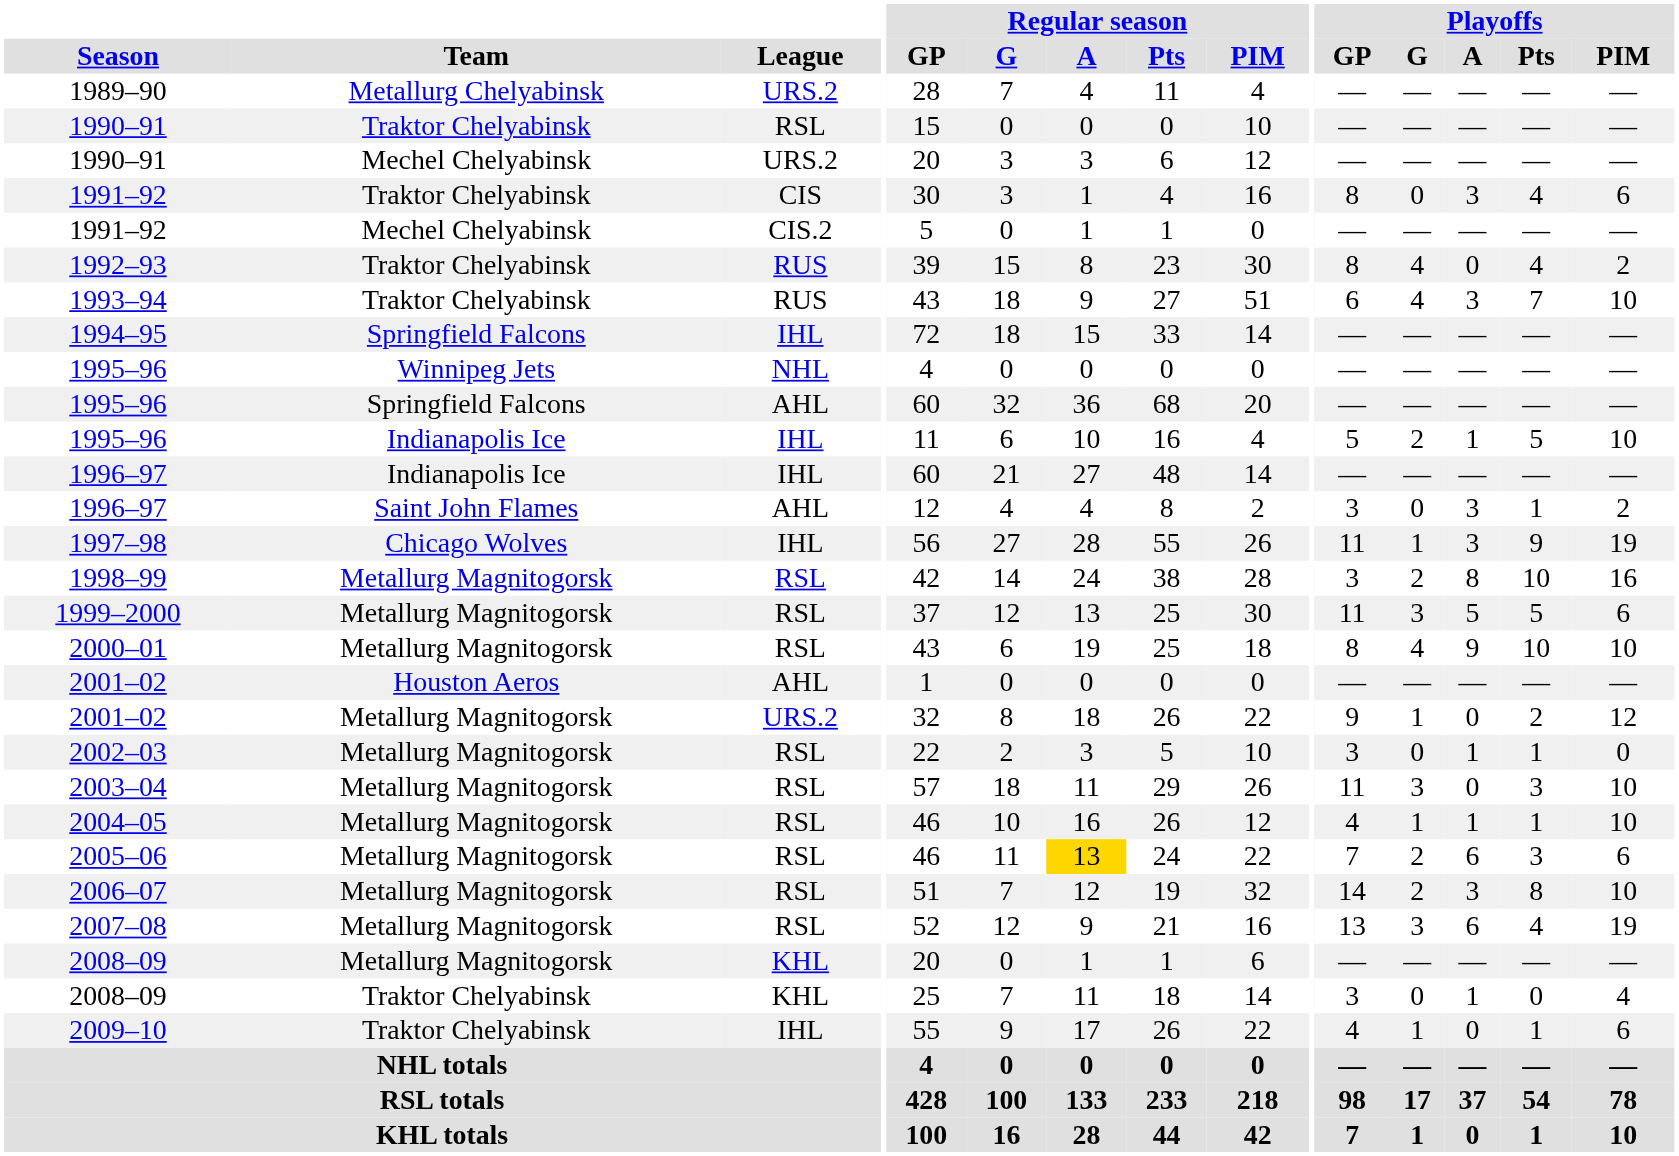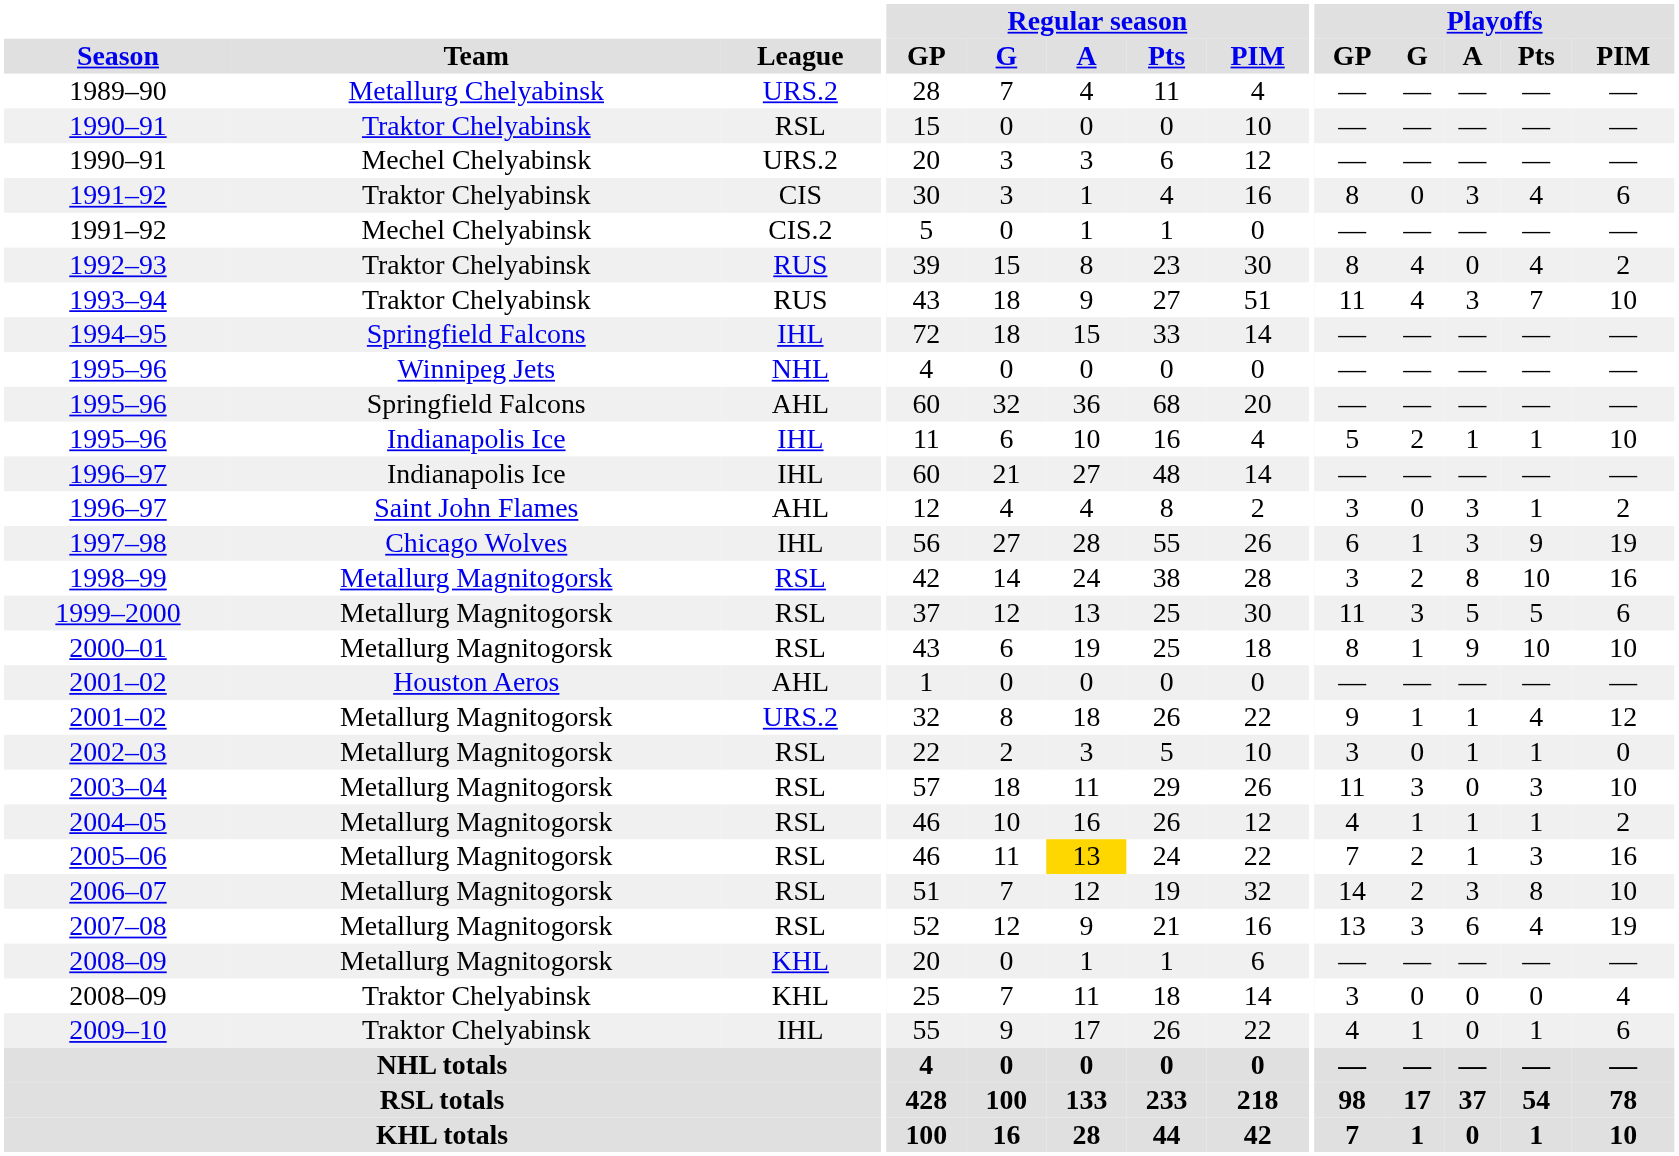(1352, 299) 6 -> (1352, 299) 11
(1536, 438) 5 -> (1536, 438) 1
(1352, 543) 11 -> (1352, 543) 6
(1417, 647) 4 -> (1417, 647) 1
(1473, 717) 0 -> (1473, 717) 1
(1536, 717) 2 -> (1536, 717) 4
(1623, 821) 10 -> (1623, 821) 2
(1473, 856) 6 -> (1473, 856) 1
(1623, 856) 6 -> (1623, 856) 16
(1473, 995) 1 -> (1473, 995) 0
